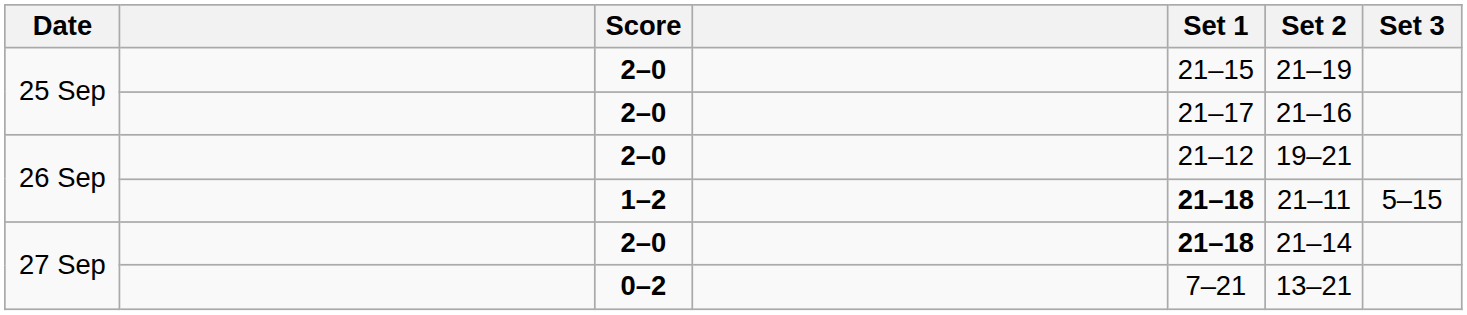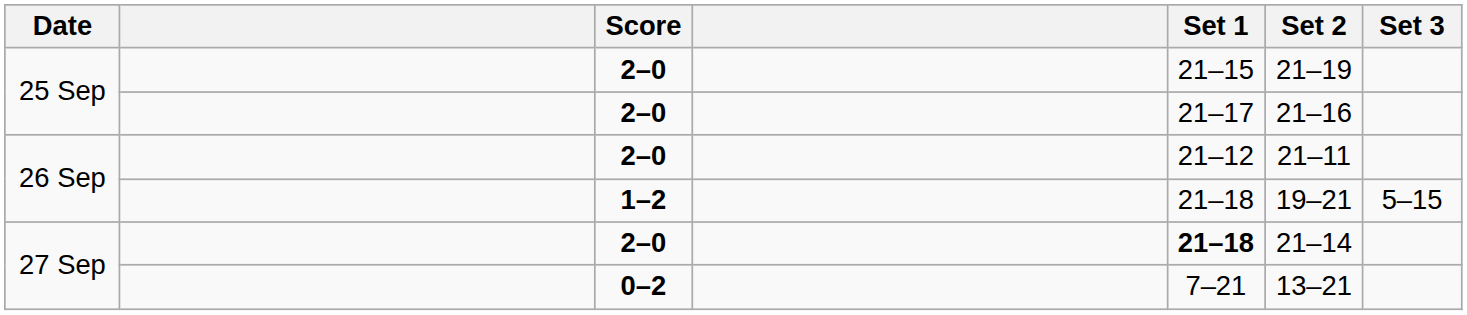(1314, 156) 19–21 -> (1314, 156) 21–11
(1216, 199) bold -> (1216, 199) normal
(1314, 199) 21–11 -> (1314, 199) 19–21
